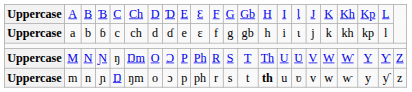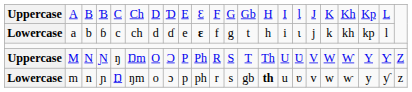(34, 33) Uppercase -> (35, 33) Lowercase
(200, 33) normal -> (201, 33) bold
(248, 33) gb -> (248, 33) t
(34, 77) Uppercase -> (35, 77) Lowercase
(248, 77) t -> (248, 77) gb
